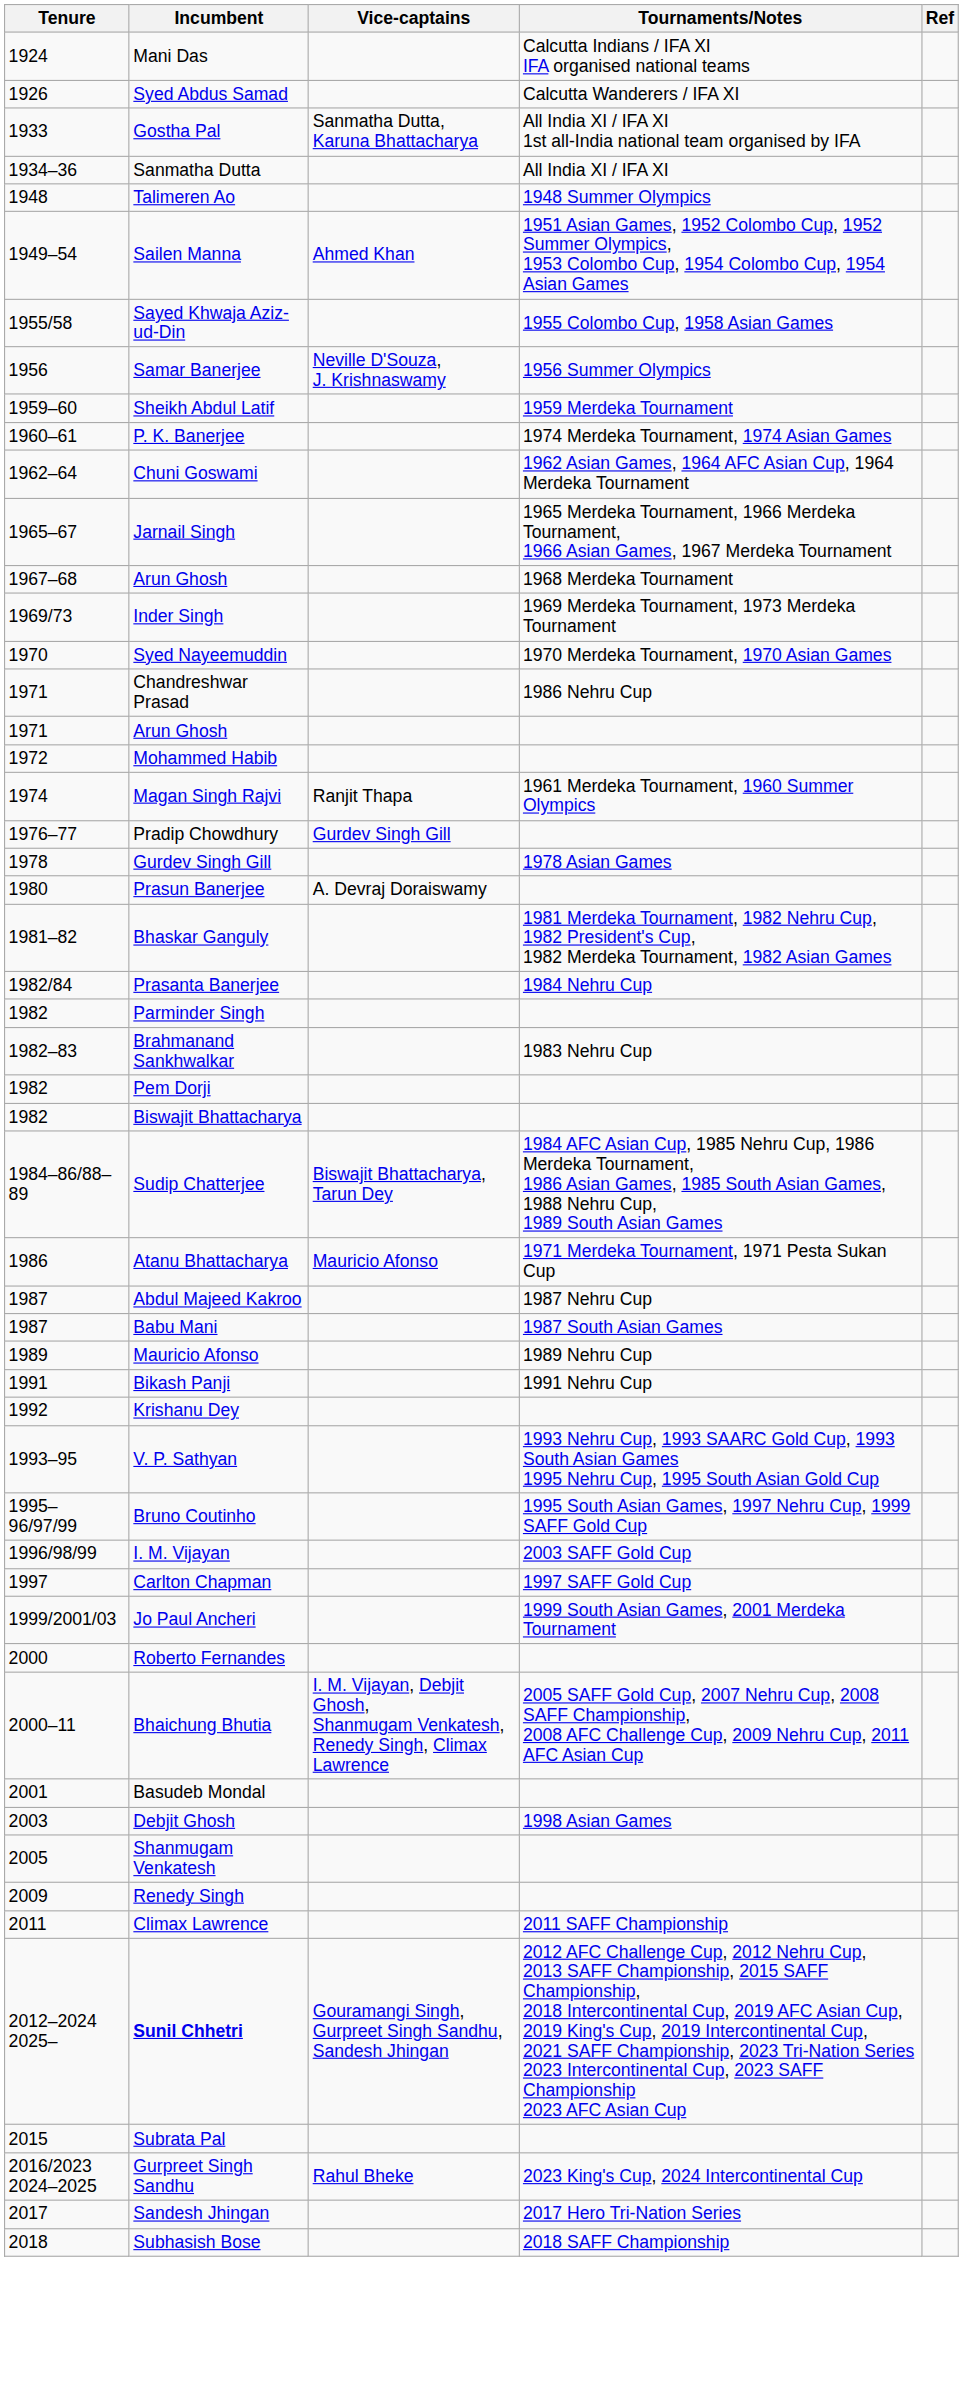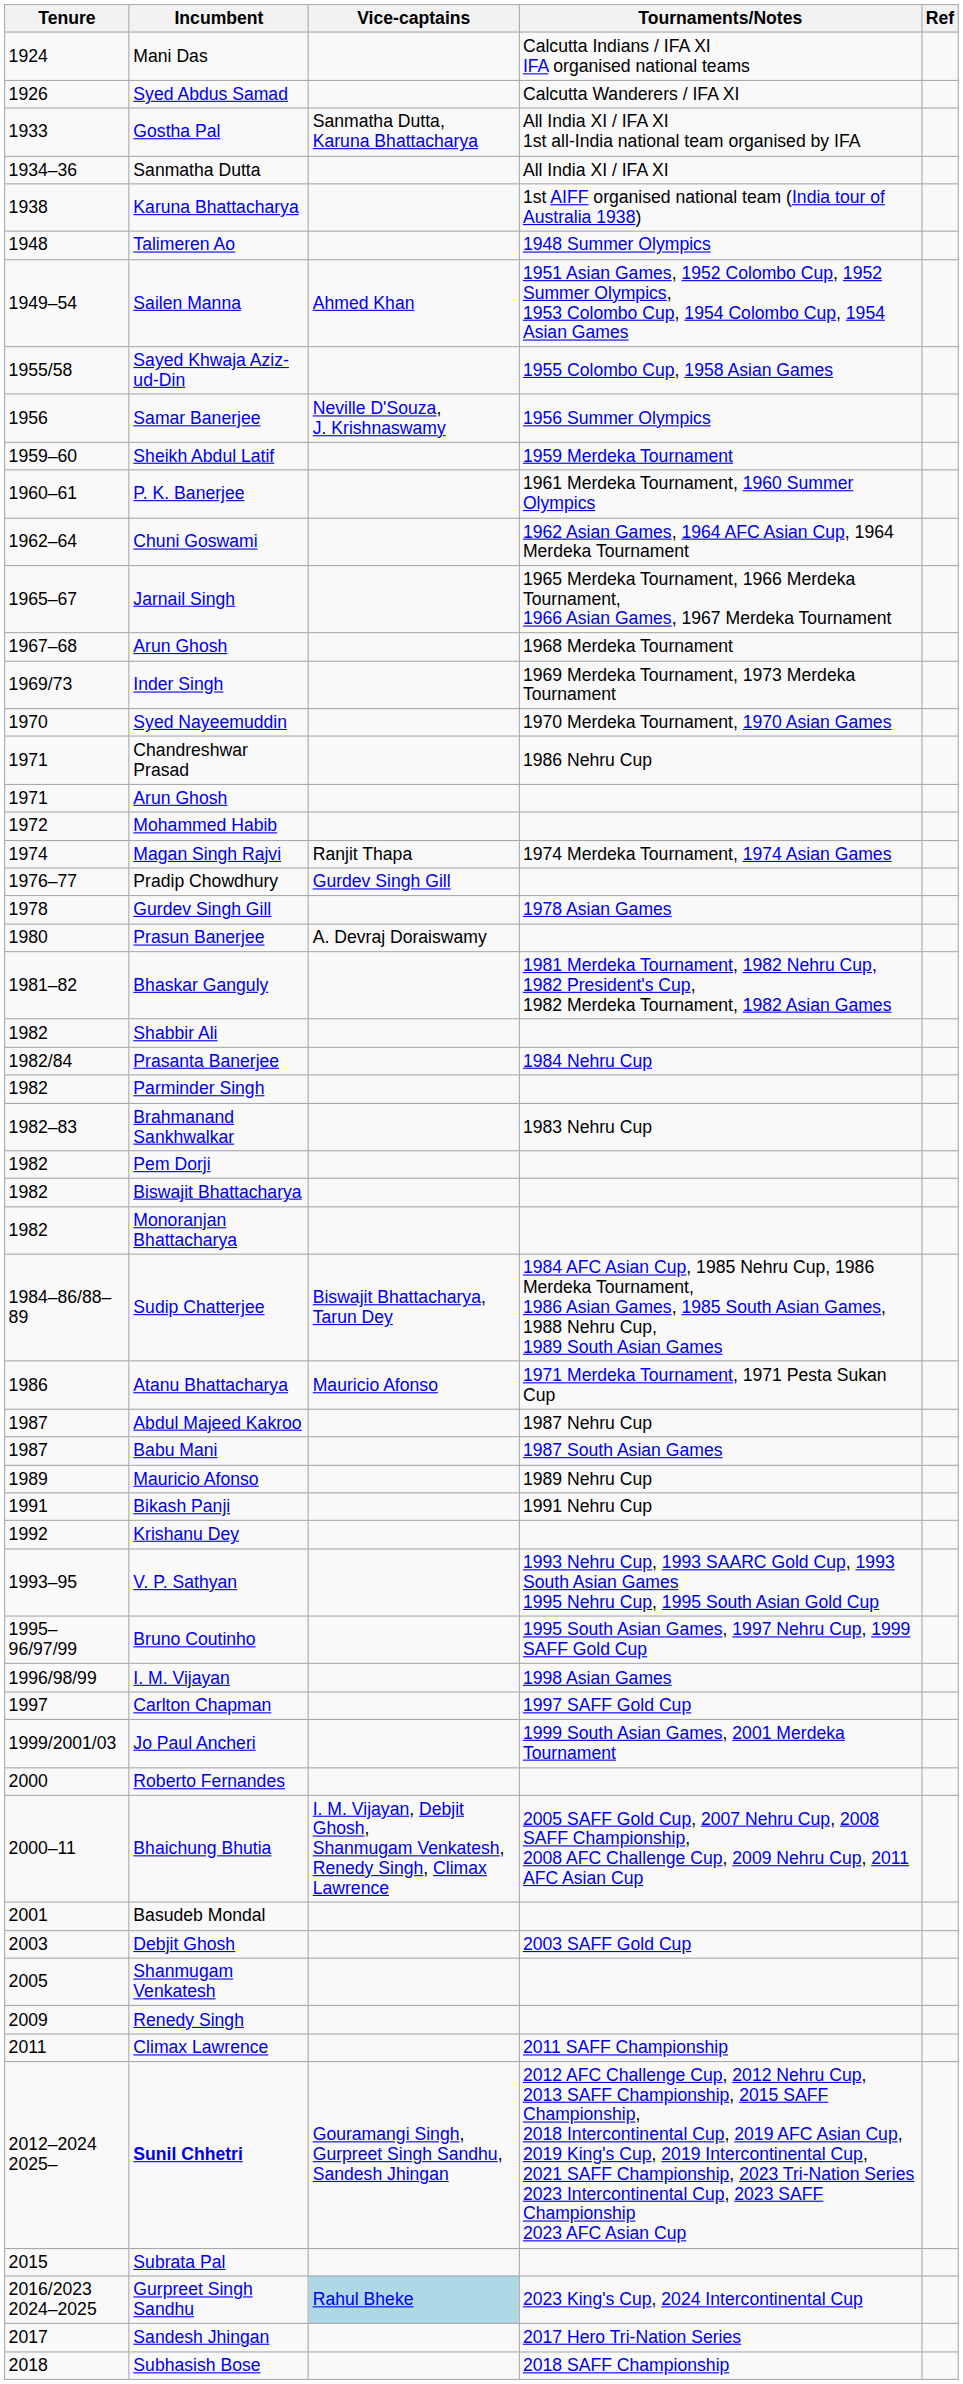+ row: (28, 207)
(707, 436) 1974 Merdeka Tournament, 1974 Asian Games -> (688, 493) 1961 Merdeka Tournament, 1960 Summer Olympics
(688, 796) 1961 Merdeka Tournament, 1960 Summer Olympics -> (707, 853) 1974 Merdeka Tournament, 1974 Asian Games
+ row: (28, 1033)
+ row: (28, 1230)
(607, 1554) 2003 SAFF Gold Cup -> (597, 1677) 1998 Asian Games
(597, 1820) 1998 Asian Games -> (607, 1944) 2003 SAFF Gold Cup
(363, 2176) no background -> (363, 2299) lightblue background
